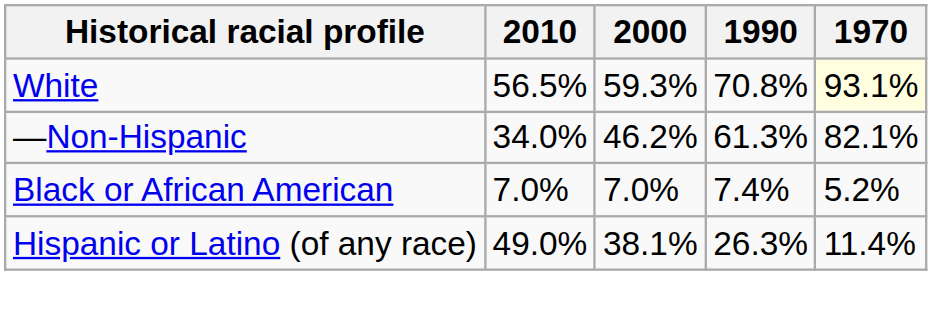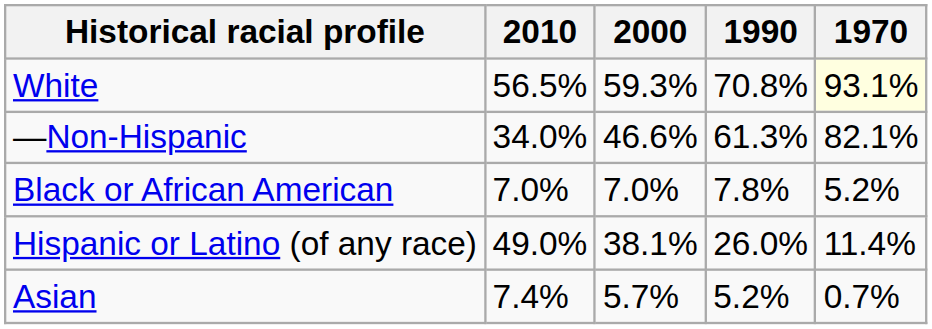(650, 138) 46.2% -> (650, 138) 46.6%
(751, 190) 7.4% -> (751, 190) 7.8%
(761, 243) 26.3% -> (761, 243) 26.0%
+ row: (55, 296)
